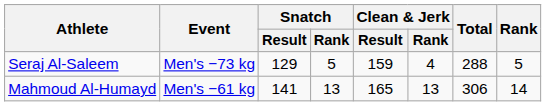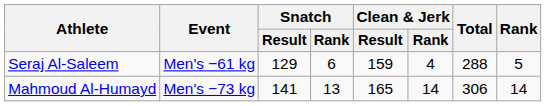(209, 64) Men's −73 kg -> (209, 64) Men's −61 kg
(331, 64) 5 -> (331, 64) 6
(209, 89) Men's −61 kg -> (209, 89) Men's −73 kg
(431, 89) 13 -> (431, 89) 14
